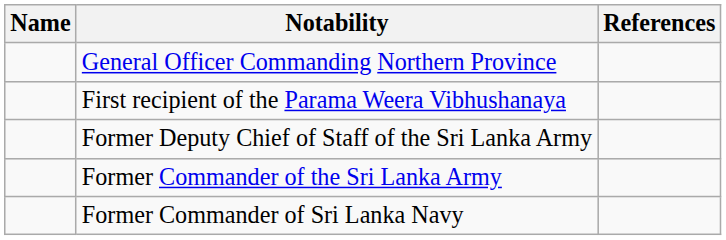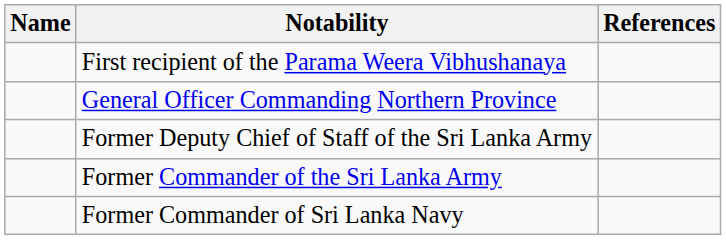rows swapped: (324, 100) <-> (319, 61)
